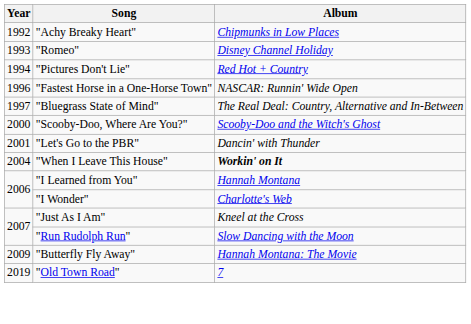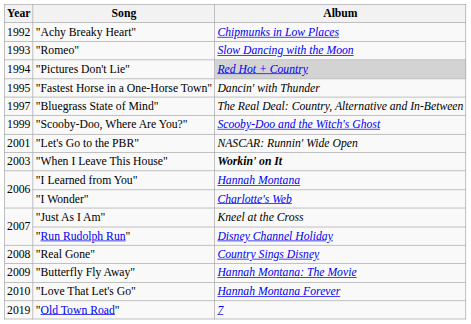(275, 50) Disney Channel Holiday -> (286, 50) Slow Dancing with the Moon
(263, 69) no background -> (263, 69) lightgrey background
(19, 87) 1996 -> (19, 87) 1995
(288, 87) NASCAR: Runnin' Wide Open -> (269, 87) Dancin' with Thunder
(19, 124) 2000 -> (19, 124) 1999
(269, 143) Dancin' with Thunder -> (288, 143) NASCAR: Runnin' Wide Open
(19, 161) 2004 -> (19, 161) 2003
(286, 236) Slow Dancing with the Moon -> (275, 236) Disney Channel Holiday
+ row: (65, 254)
+ row: (86, 291)
